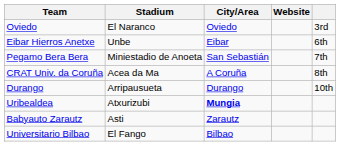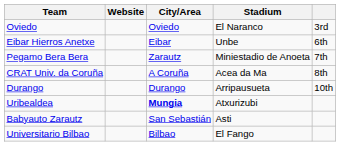columns swapped: (155, 12) <-> (292, 12)
(238, 57) San Sebastián -> (165, 57) Zarautz
(223, 118) Zarautz -> (180, 118) San Sebastián
